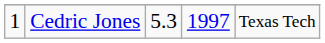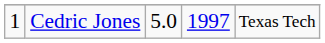(164, 21) 5.3 -> (164, 21) 5.0
